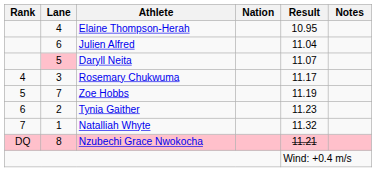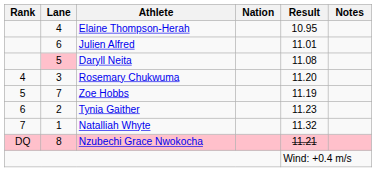(304, 45) 11.04 -> (304, 45) 11.01
(304, 61) 11.07 -> (304, 61) 11.08
(304, 77) 11.17 -> (304, 77) 11.20
